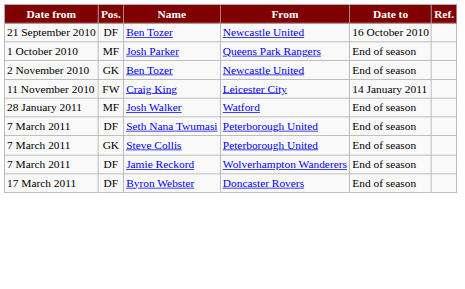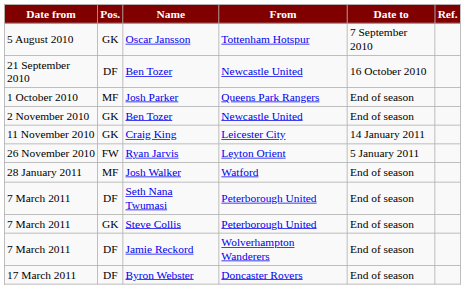+ row: (40, 39)
(111, 89) FW -> (110, 135) GK
+ row: (51, 153)
